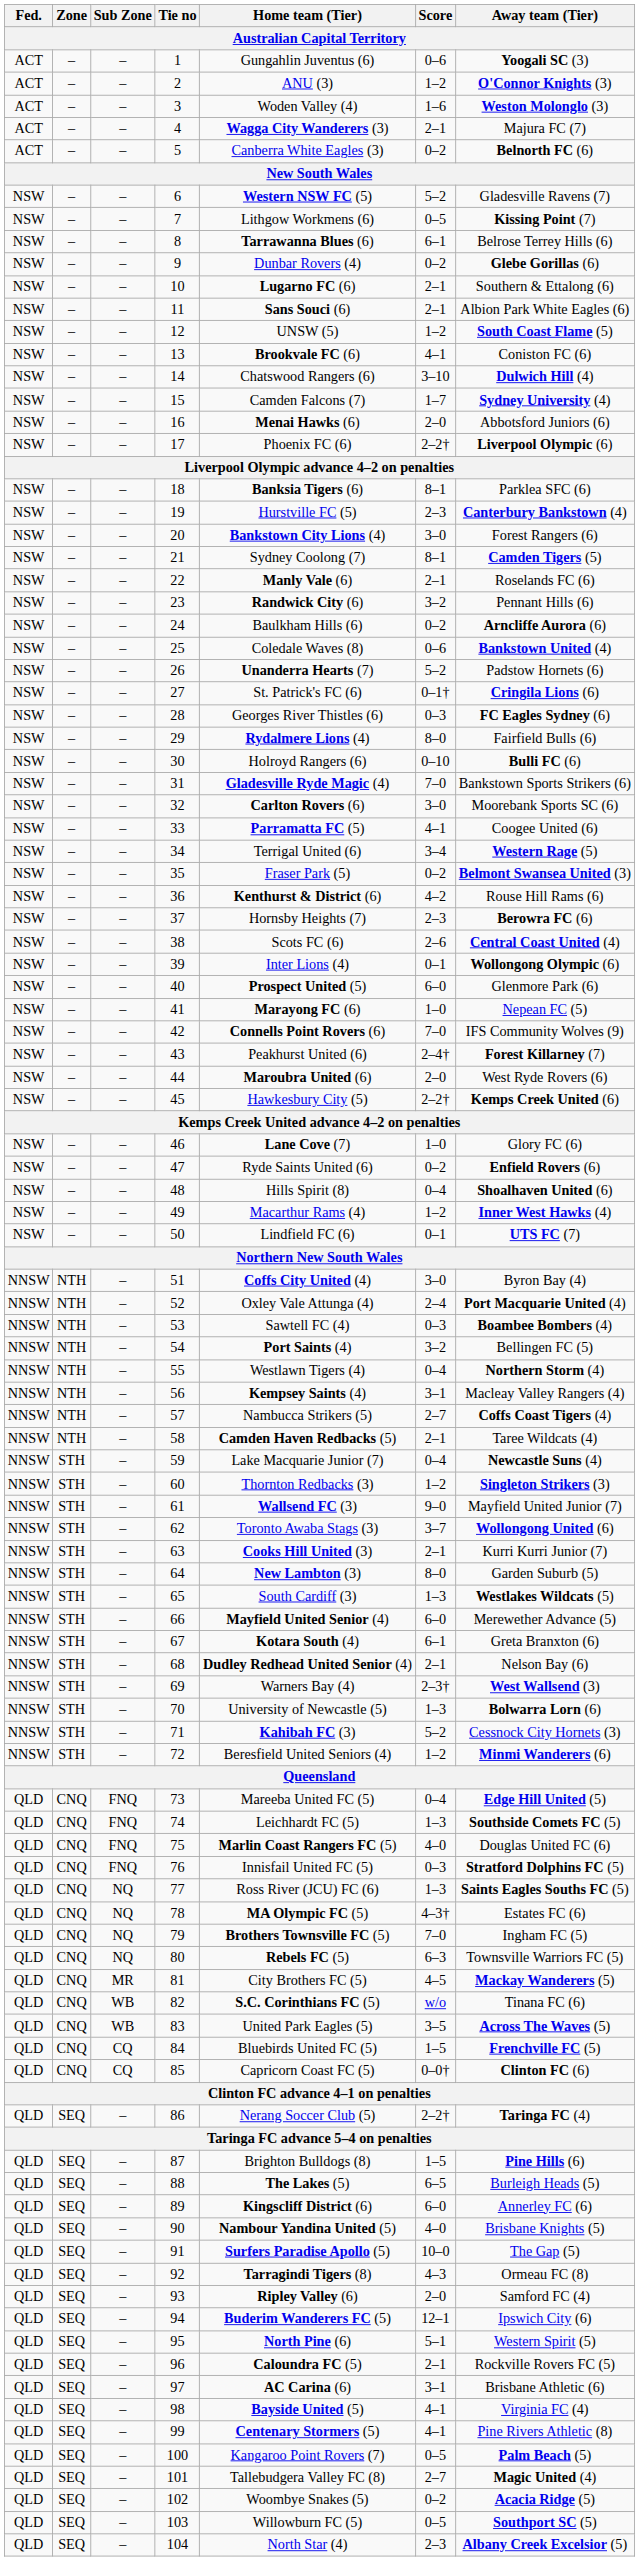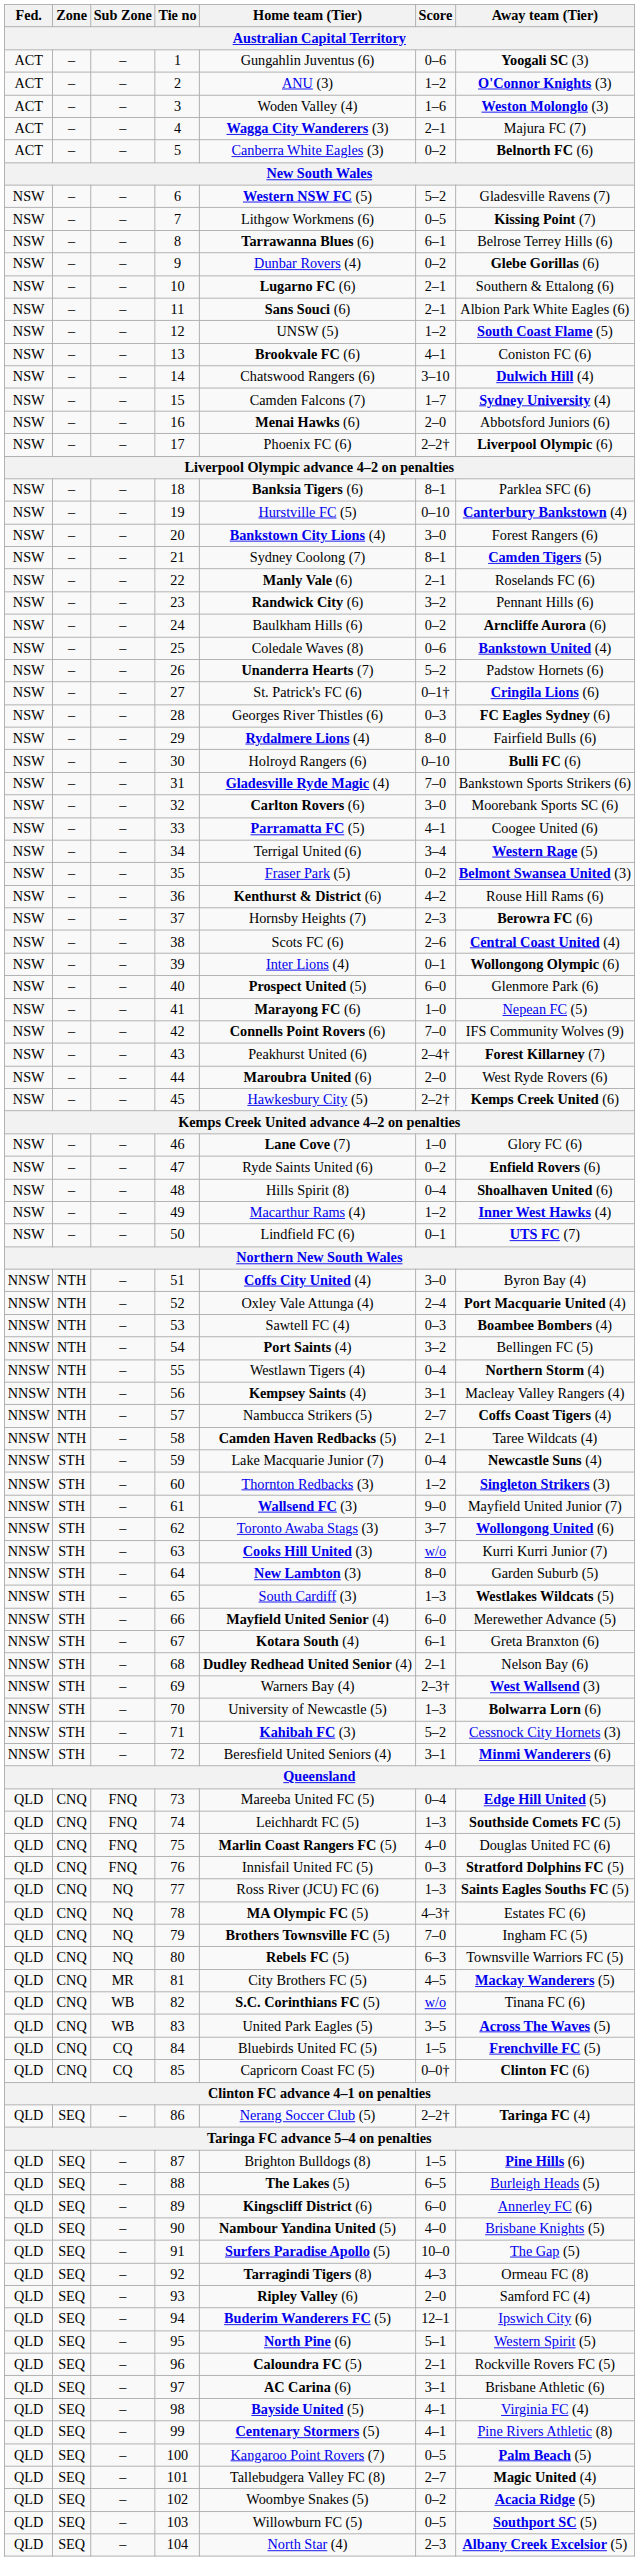(435, 512) 2–3 -> (435, 512) 0–10
(435, 1551) 2–1 -> (435, 1551) w/o
(435, 1754) 1–2 -> (435, 1754) 3–1
